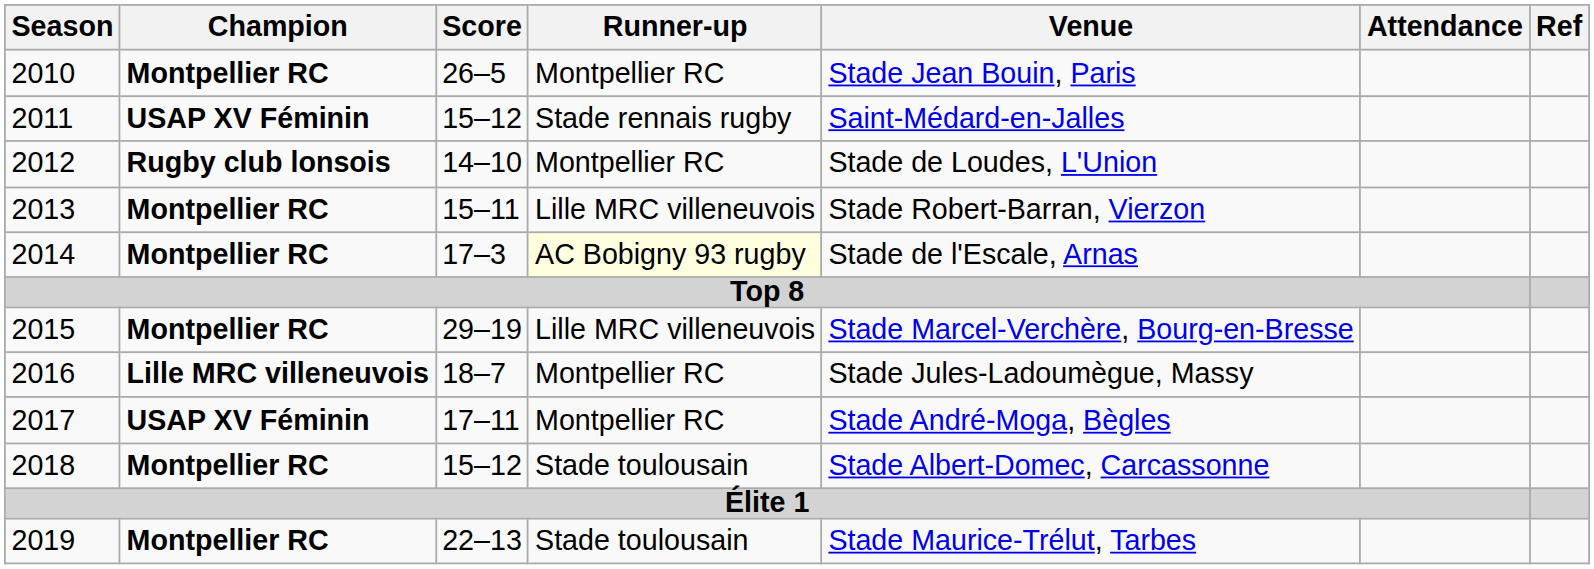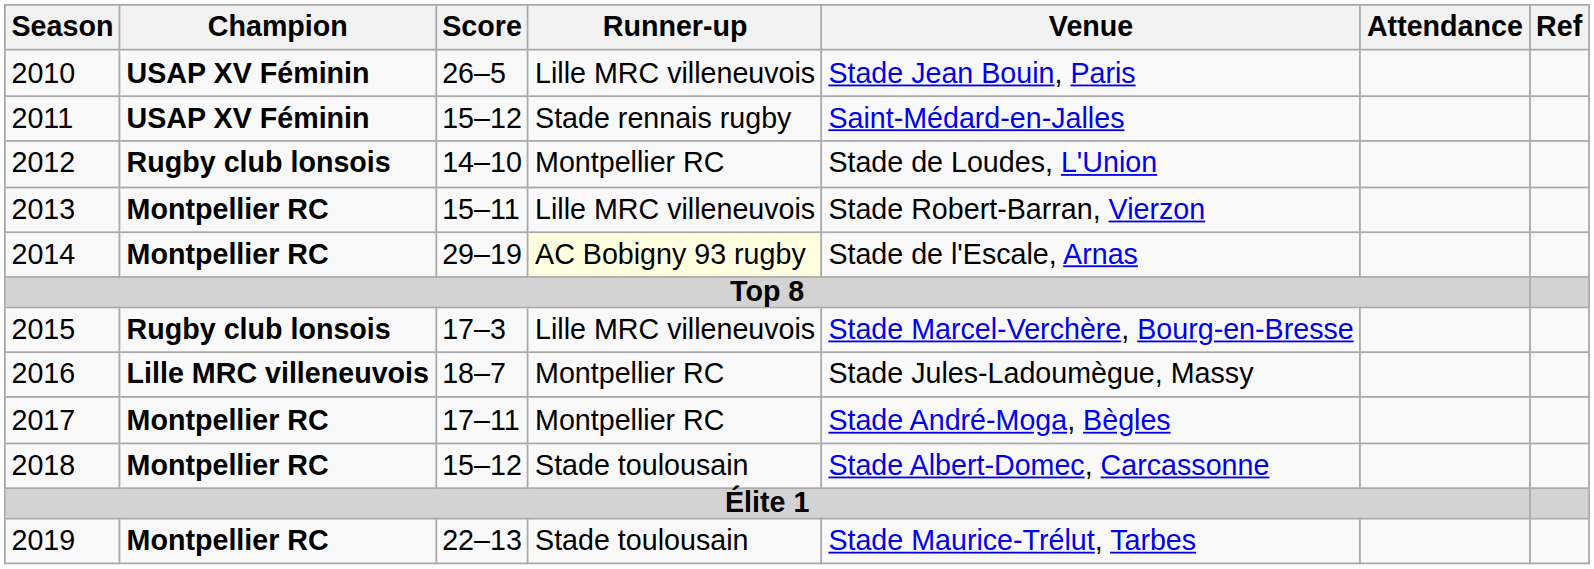(228, 72) Montpellier RC -> (248, 72) USAP XV Féminin
(630, 72) Montpellier RC -> (675, 72) Lille MRC villeneuvois
(474, 254) 17–3 -> (482, 254) 29–19
(228, 329) Montpellier RC -> (259, 329) Rugby club lonsois
(482, 329) 29–19 -> (474, 329) 17–3
(248, 419) USAP XV Féminin -> (228, 419) Montpellier RC
